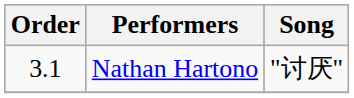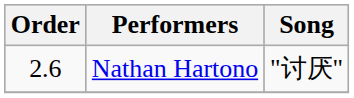(45, 68) 3.1 -> (45, 68) 2.6
